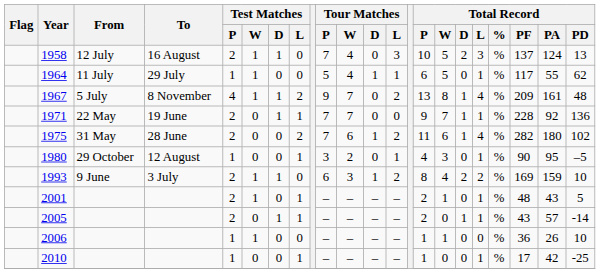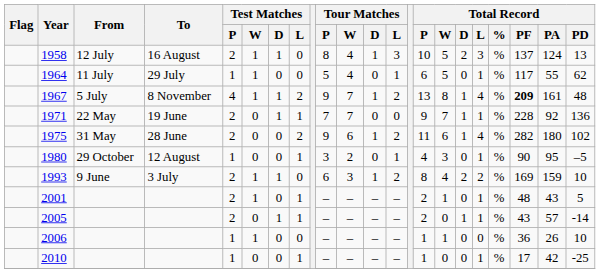(326, 55) 7 -> (326, 55) 8
(375, 55) 0 -> (375, 55) 1
(375, 75) 1 -> (375, 75) 0
(375, 95) 0 -> (375, 95) 1
(524, 95) normal -> (524, 95) bold
(326, 136) 7 -> (326, 136) 9
